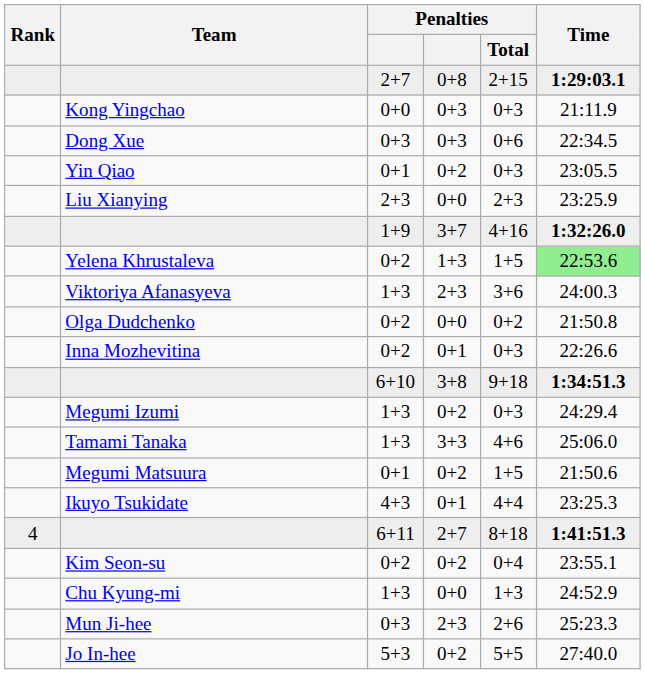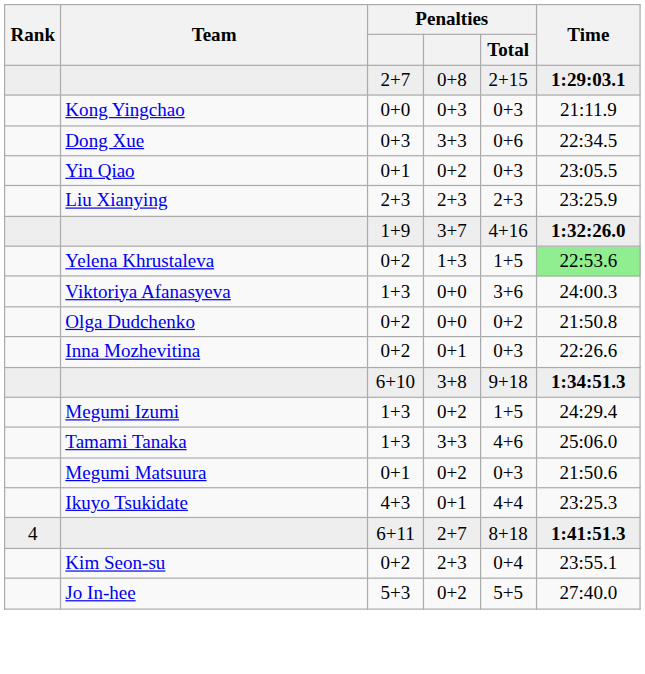(452, 140) 0+3 -> (452, 140) 3+3
(452, 200) 0+0 -> (452, 200) 2+3
(452, 291) 2+3 -> (452, 291) 0+0
(508, 412) 0+3 -> (508, 412) 1+5
(508, 472) 1+5 -> (508, 472) 0+3
(452, 563) 0+2 -> (452, 563) 2+3
- row: (123, 593)
- row: (108, 623)
